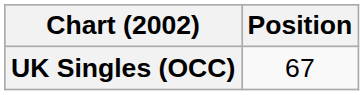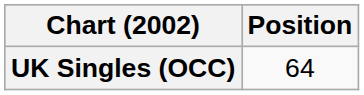(300, 67) 67 -> (300, 67) 64
